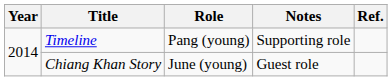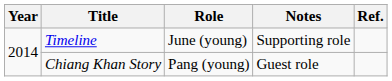(209, 40) Pang (young) -> (208, 40) June (young)
(208, 64) June (young) -> (209, 64) Pang (young)
